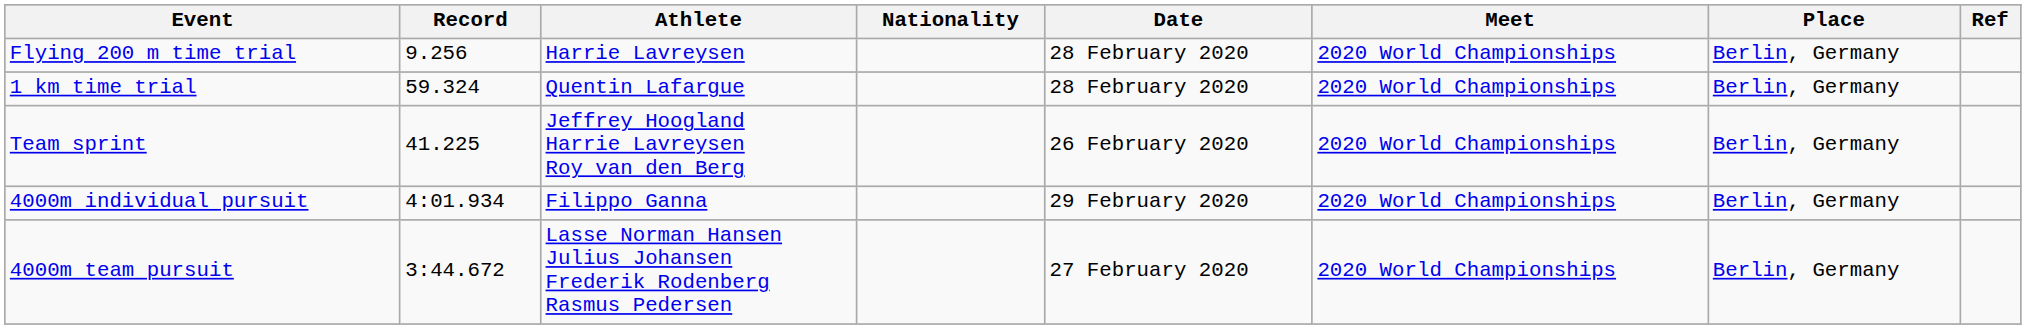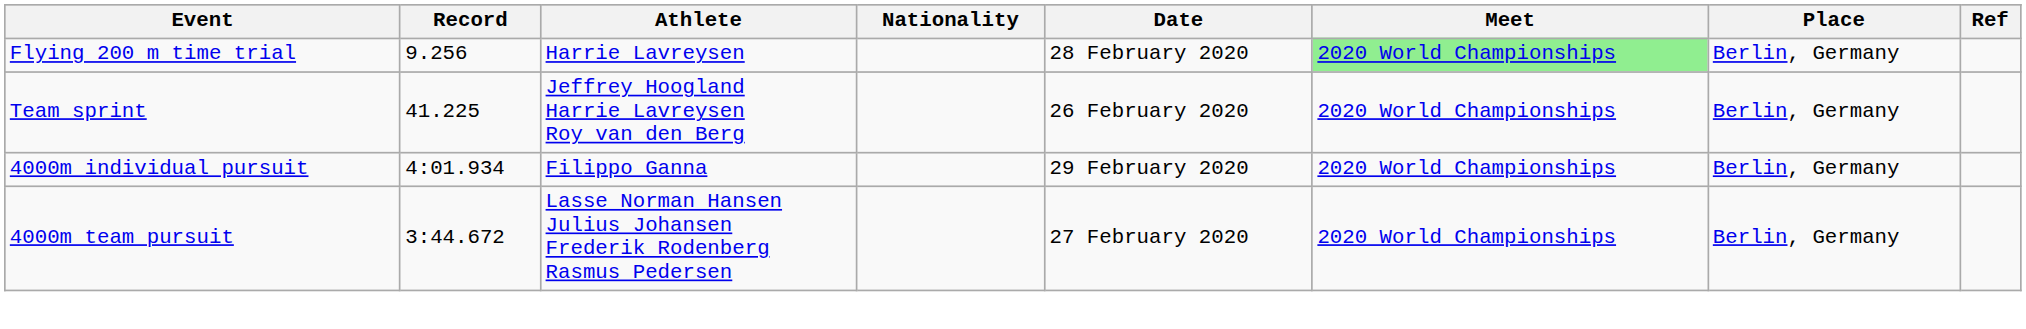(1467, 55) no background -> (1467, 55) lightgreen background
- row: (103, 89)
